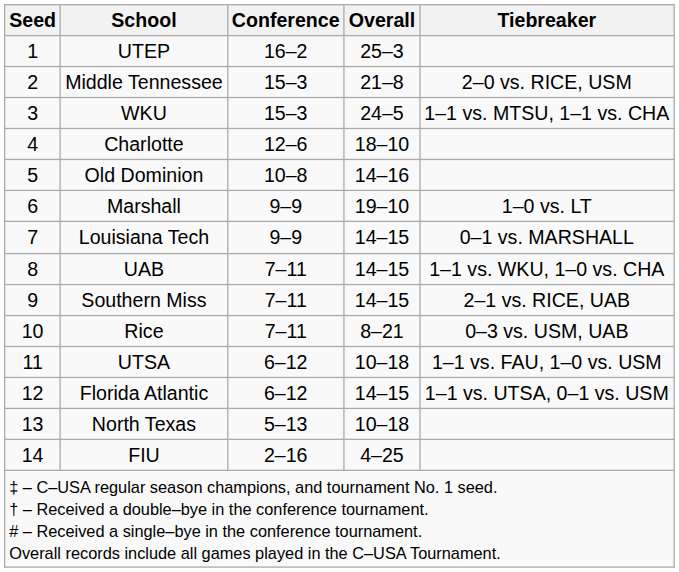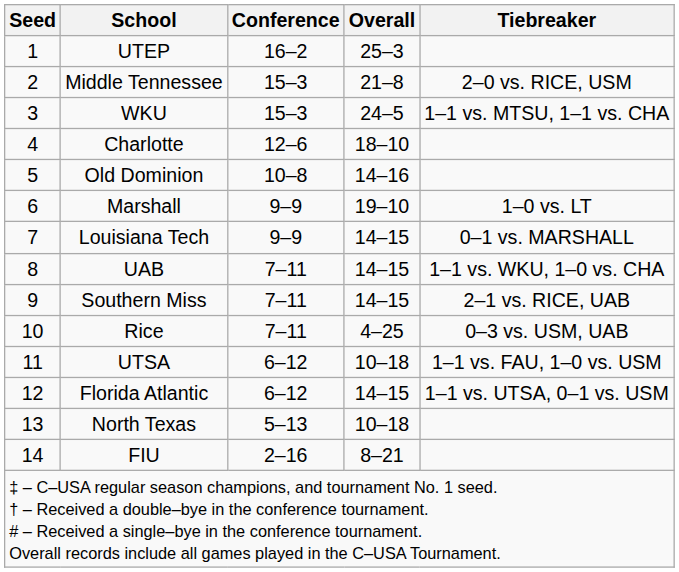(382, 331) 8–21 -> (382, 331) 4–25
(382, 455) 4–25 -> (382, 455) 8–21
